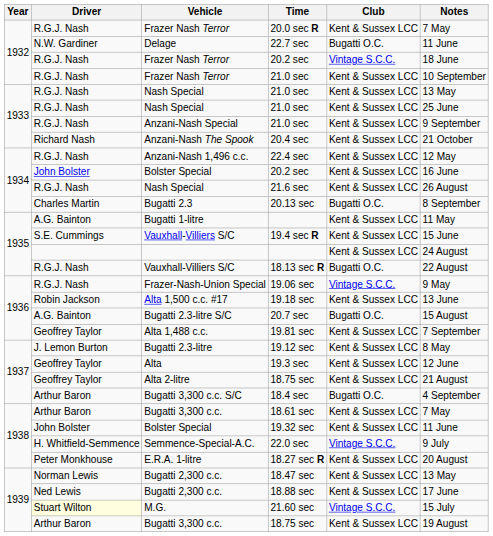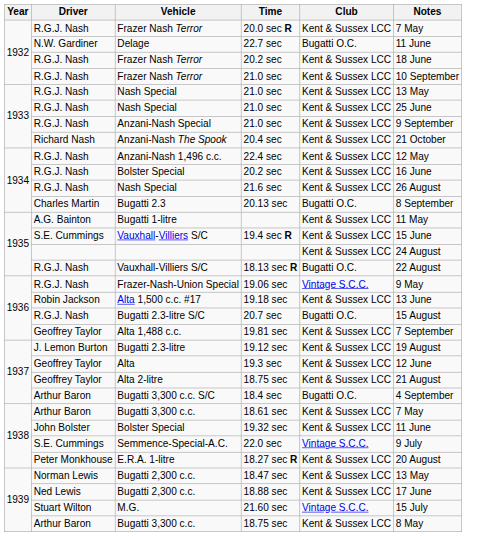(362, 60) Vintage S.C.C. -> (347, 60) Kent & Sussex LCC
(62, 172) John Bolster -> (61, 172) R.G.J. Nash
(62, 316) A.G. Bainton -> (61, 316) R.G.J. Nash
(436, 348) 8 May -> (418, 348) 19 August
(87, 444) H. Whitfield-Semmence -> (69, 444) S.E. Cummings
(63, 508) lightyellow background -> (63, 508) no background
(445, 524) 19 August -> (409, 524) 8 May
